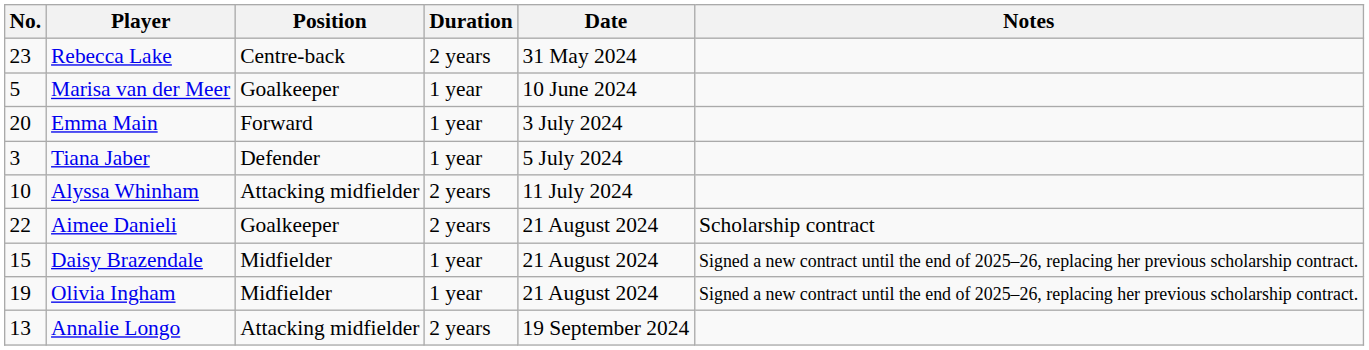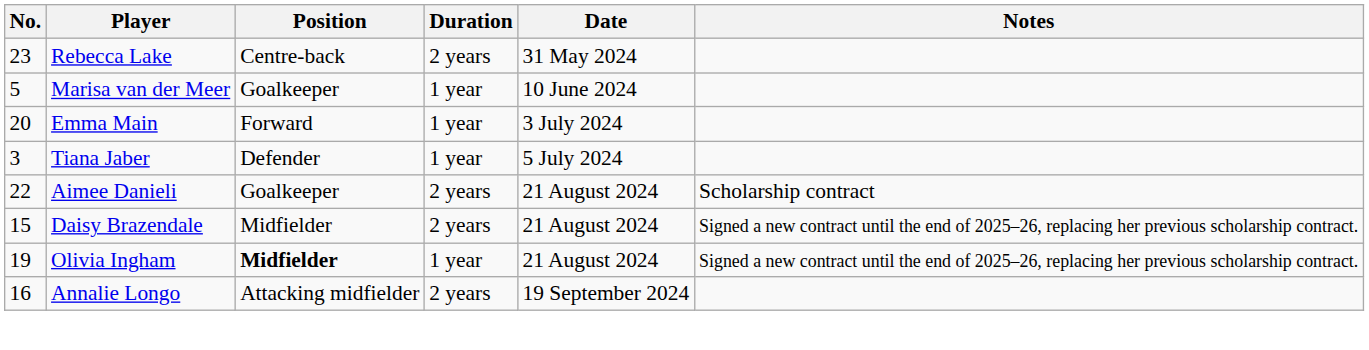- row: (125, 191)
(456, 259) 1 year -> (460, 225) 2 years
(286, 293) normal -> (289, 259) bold
(20, 327) 13 -> (20, 293) 16
